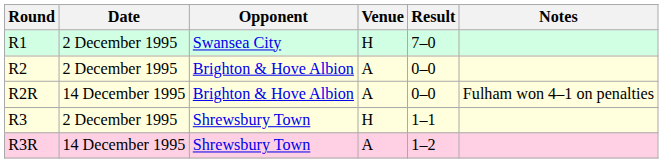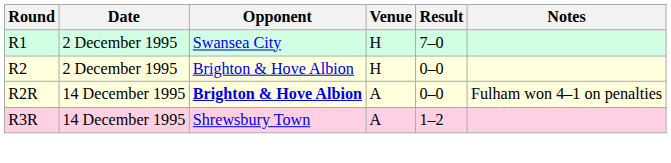(367, 68) A -> (375, 68) H
(273, 94) normal -> (277, 94) bold
- row: (18, 119)
